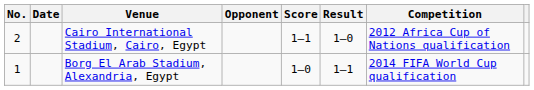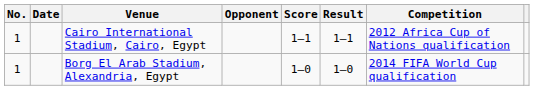(17, 38) 2 -> (17, 38) 1
(343, 38) 1–0 -> (343, 38) 1–1
(343, 69) 1–1 -> (343, 69) 1–0
